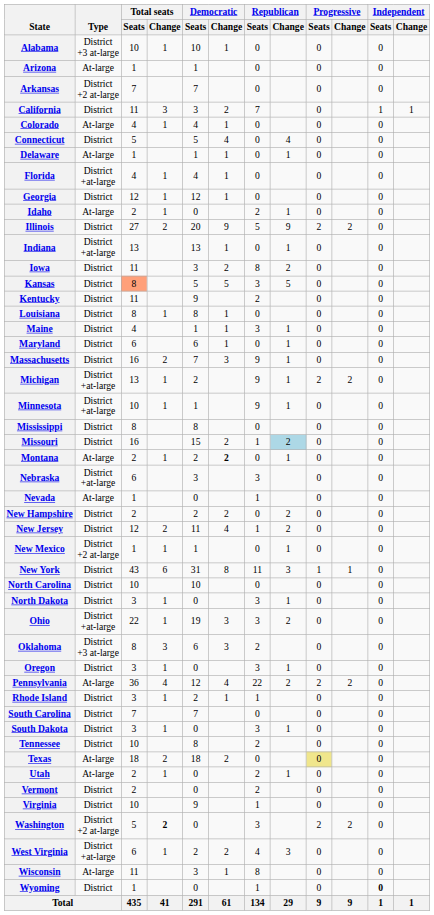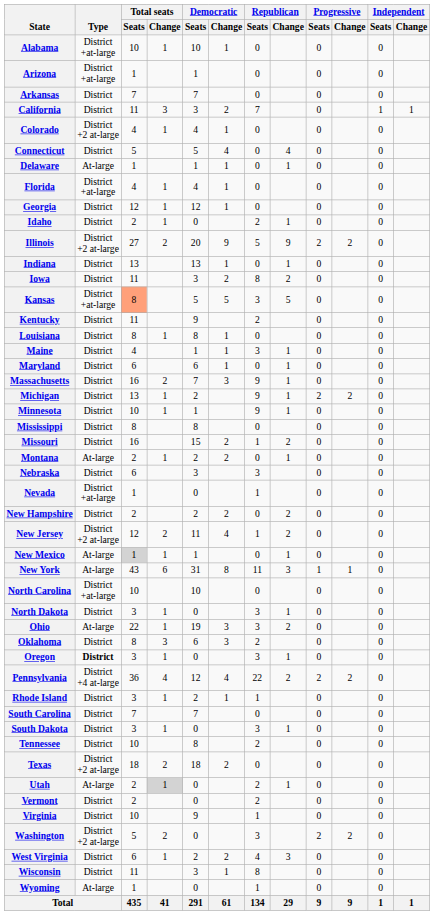(98, 47) District +3 at-large -> (98, 47) District +at-large
(98, 68) At-large -> (98, 73) District +at-large
(98, 89) District +2 at-large -> (98, 94) District
(98, 125) At-large -> (98, 130) District +2 at-large
(98, 211) At-large -> (98, 222) District
(98, 227) District -> (98, 243) District +2 at-large
(98, 247) District +at-large -> (98, 264) District
(98, 283) District -> (98, 299) District +at-large
(98, 380) District +at-large -> (98, 396) District
(98, 406) District +at-large -> (98, 411) District
(288, 442) lightblue background -> (288, 442) no background
(226, 457) bold -> (226, 457) normal
(98, 478) District +at-large -> (98, 472) District
(98, 498) At-large -> (98, 493) District +at-large
(98, 529) District -> (98, 534) District +2 at-large
(98, 549) District +2 at-large -> (98, 555) At-large
(134, 549) no background -> (134, 555) lightgrey background
(98, 570) District -> (98, 570) At-large
(98, 585) District -> (98, 591) District +at-large
(98, 621) District +at-large -> (98, 626) At-large
(98, 647) District +3 at-large -> (98, 642) District
(98, 668) normal -> (98, 657) bold
(98, 683) At-large -> (98, 678) District +4 at-large
(98, 759) At-large -> (98, 764) District +2 at-large
(319, 759) khaki background -> (319, 764) no background
(165, 774) no background -> (165, 785) lightgrey background
(165, 825) bold -> (165, 836) normal
(98, 851) District +at-large -> (98, 857) District
(98, 872) At-large -> (98, 872) District
(98, 887) District -> (98, 887) At-large
(381, 887) bold -> (381, 887) normal
